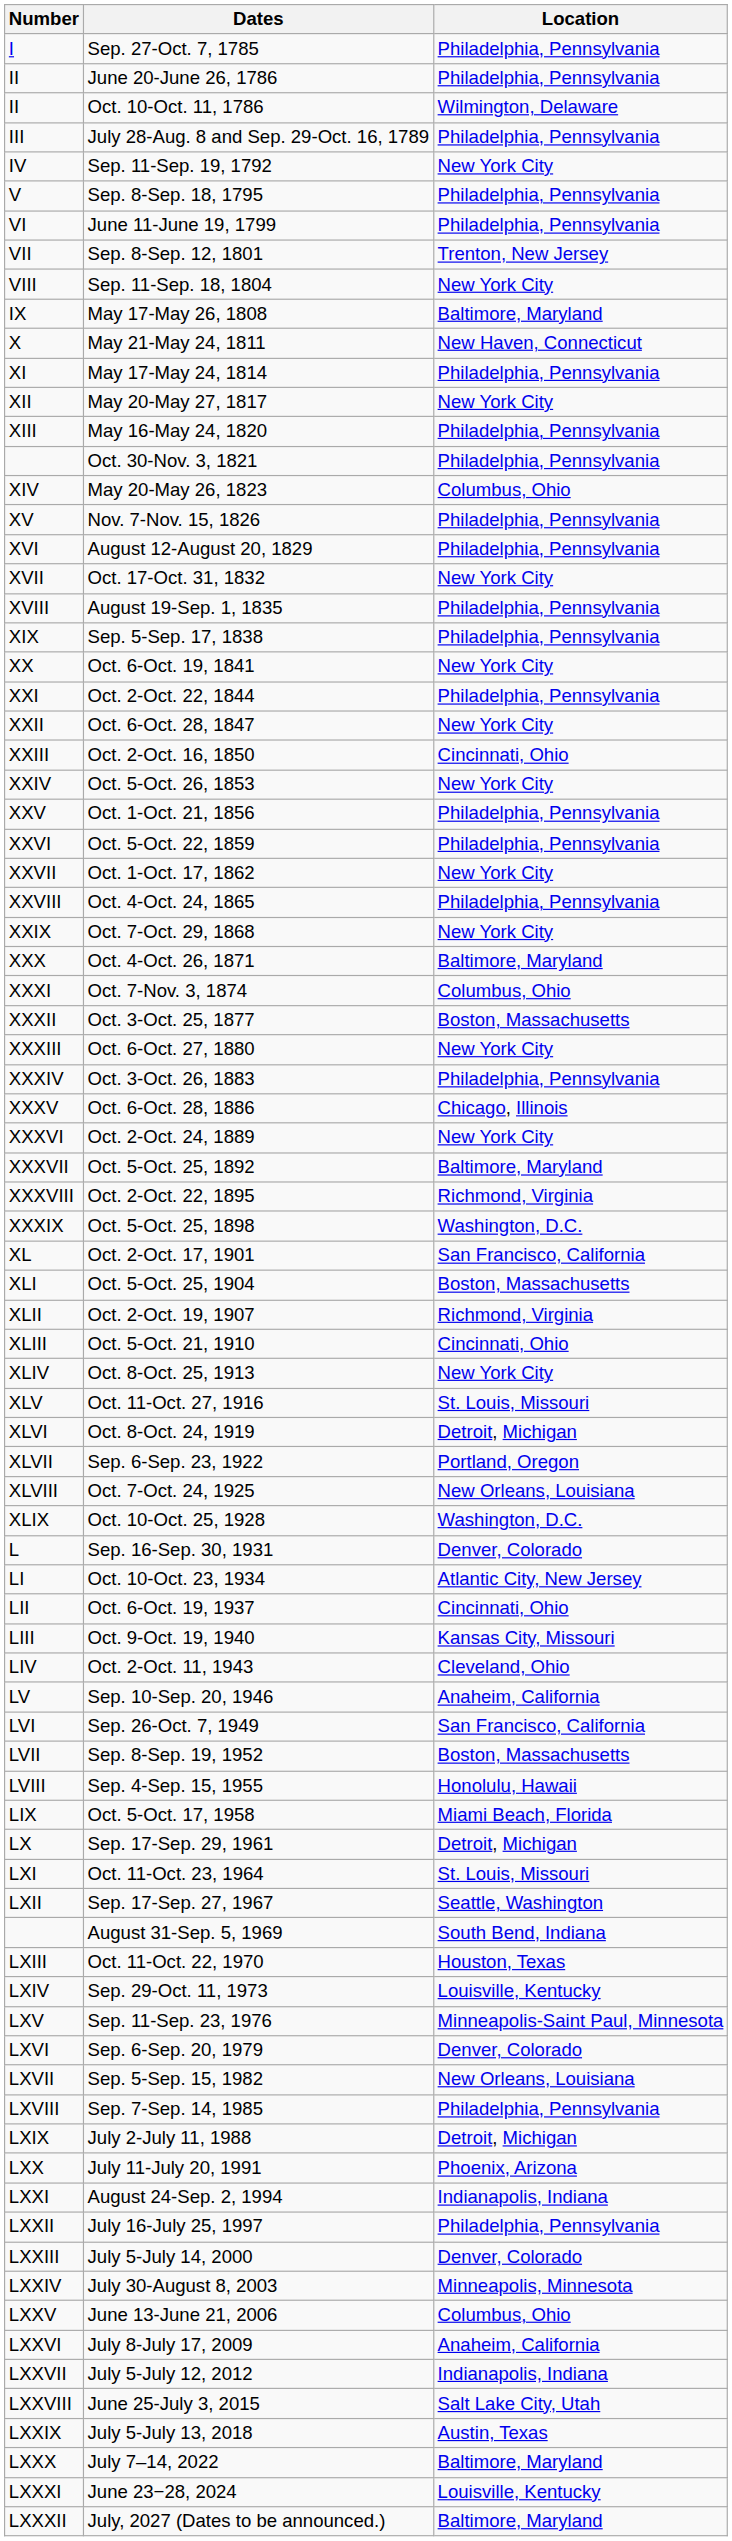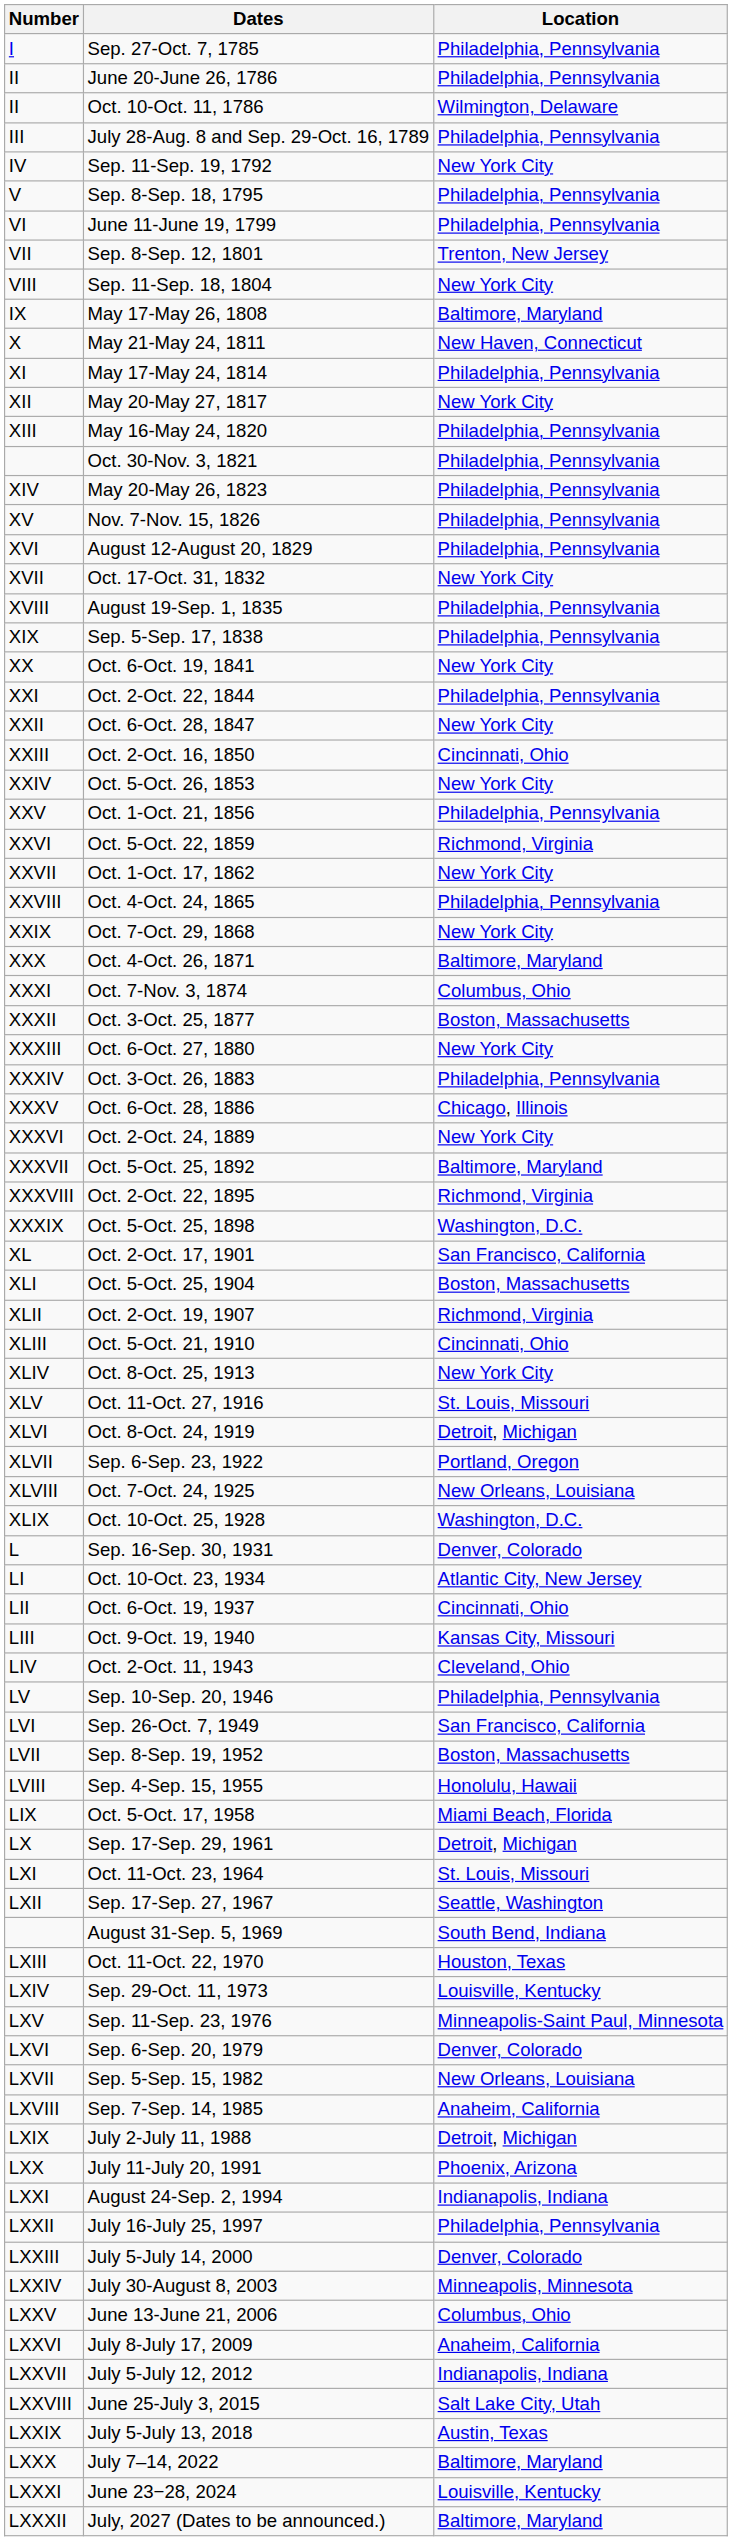(504, 490) Columbus, Ohio -> (549, 490) Philadelphia, Pennsylvania
(549, 843) Philadelphia, Pennsylvania -> (515, 843) Richmond, Virginia
(519, 1697) Anaheim, California -> (549, 1697) Philadelphia, Pennsylvania
(549, 2109) Philadelphia, Pennsylvania -> (519, 2109) Anaheim, California
